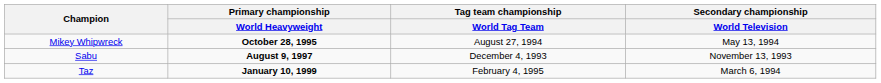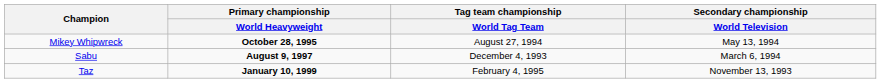(751, 56) November 13, 1993 -> (751, 56) March 6, 1994
(751, 71) March 6, 1994 -> (751, 71) November 13, 1993
